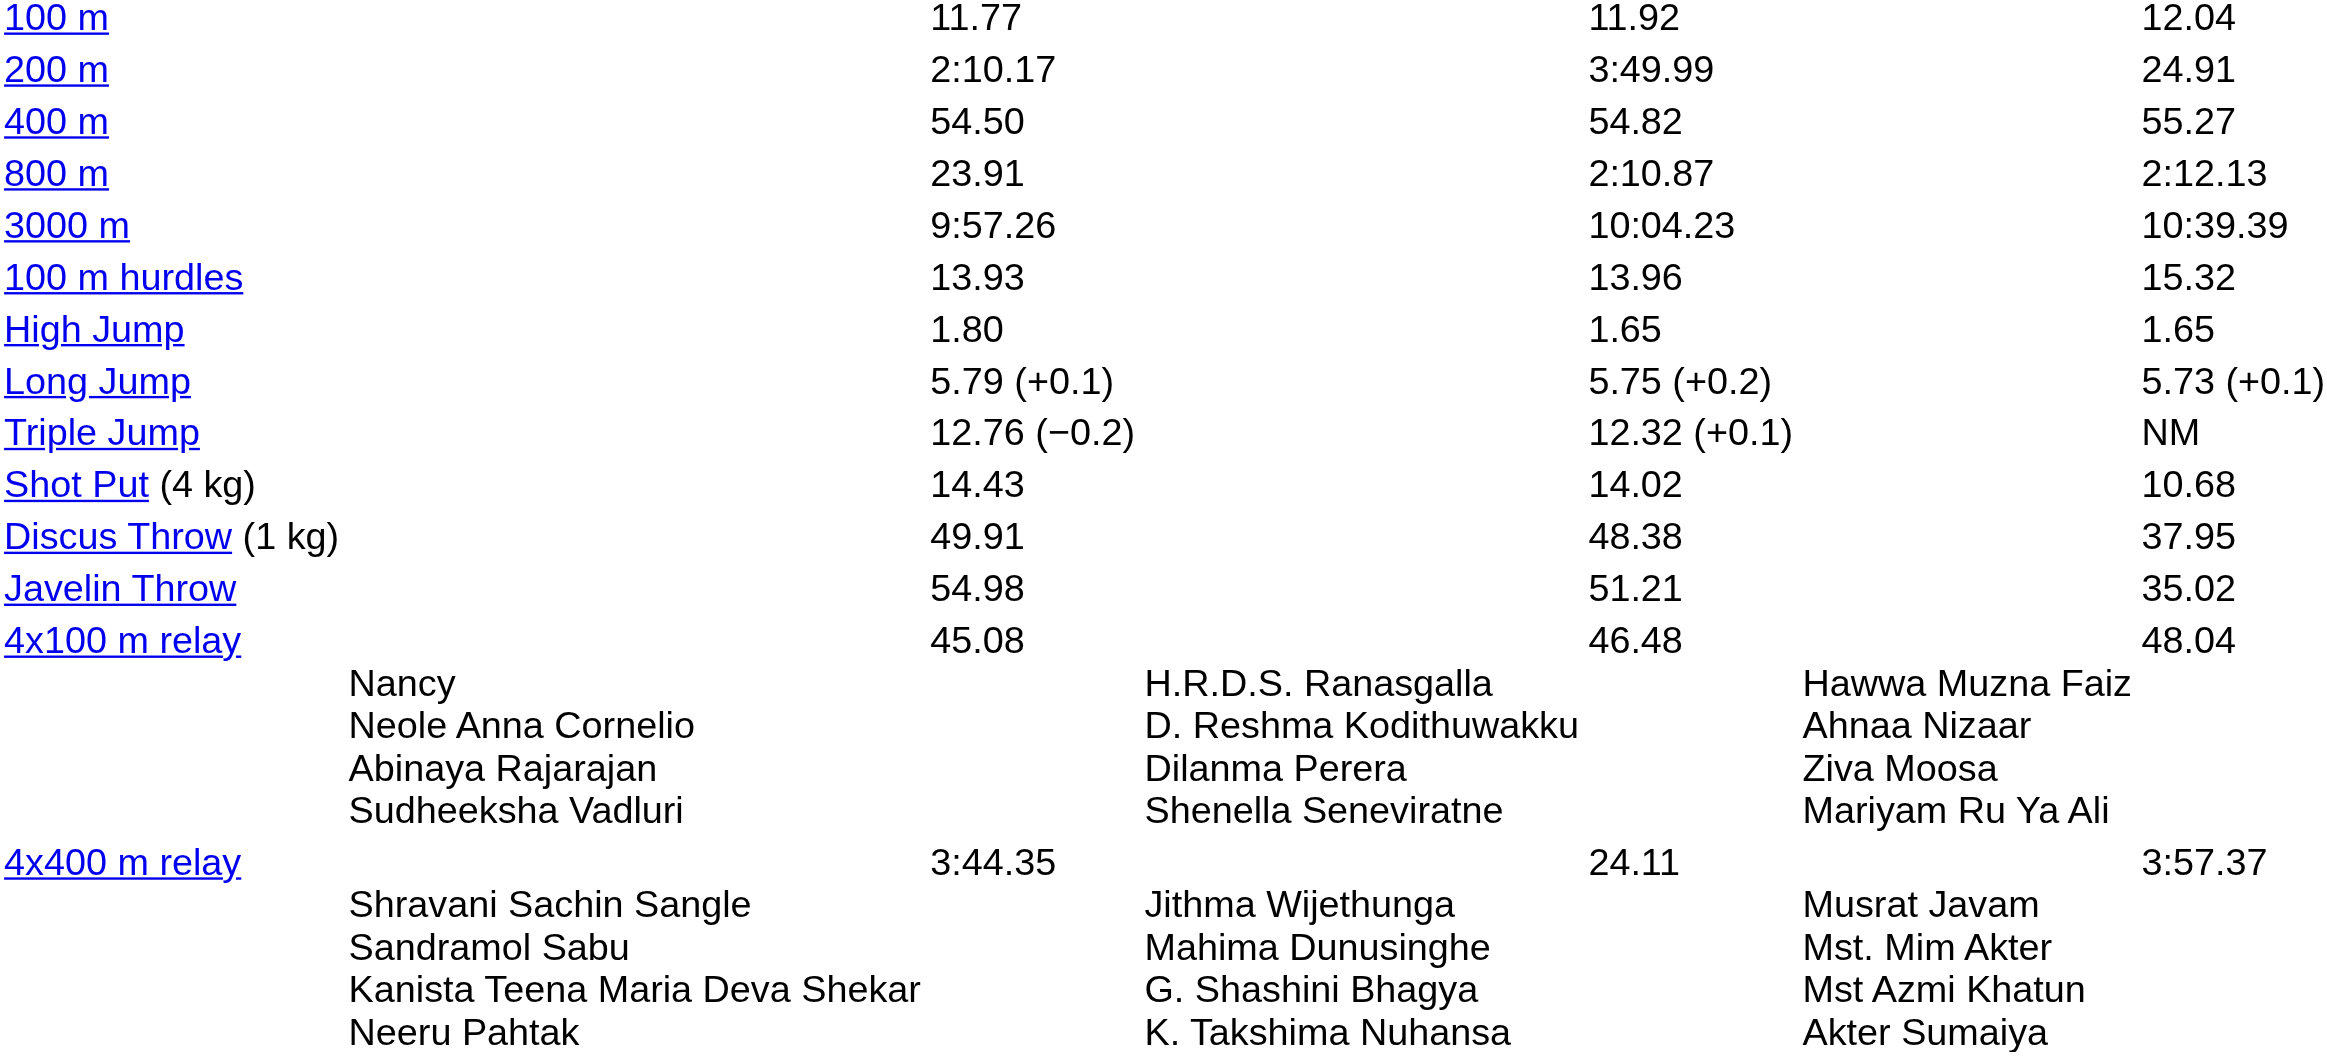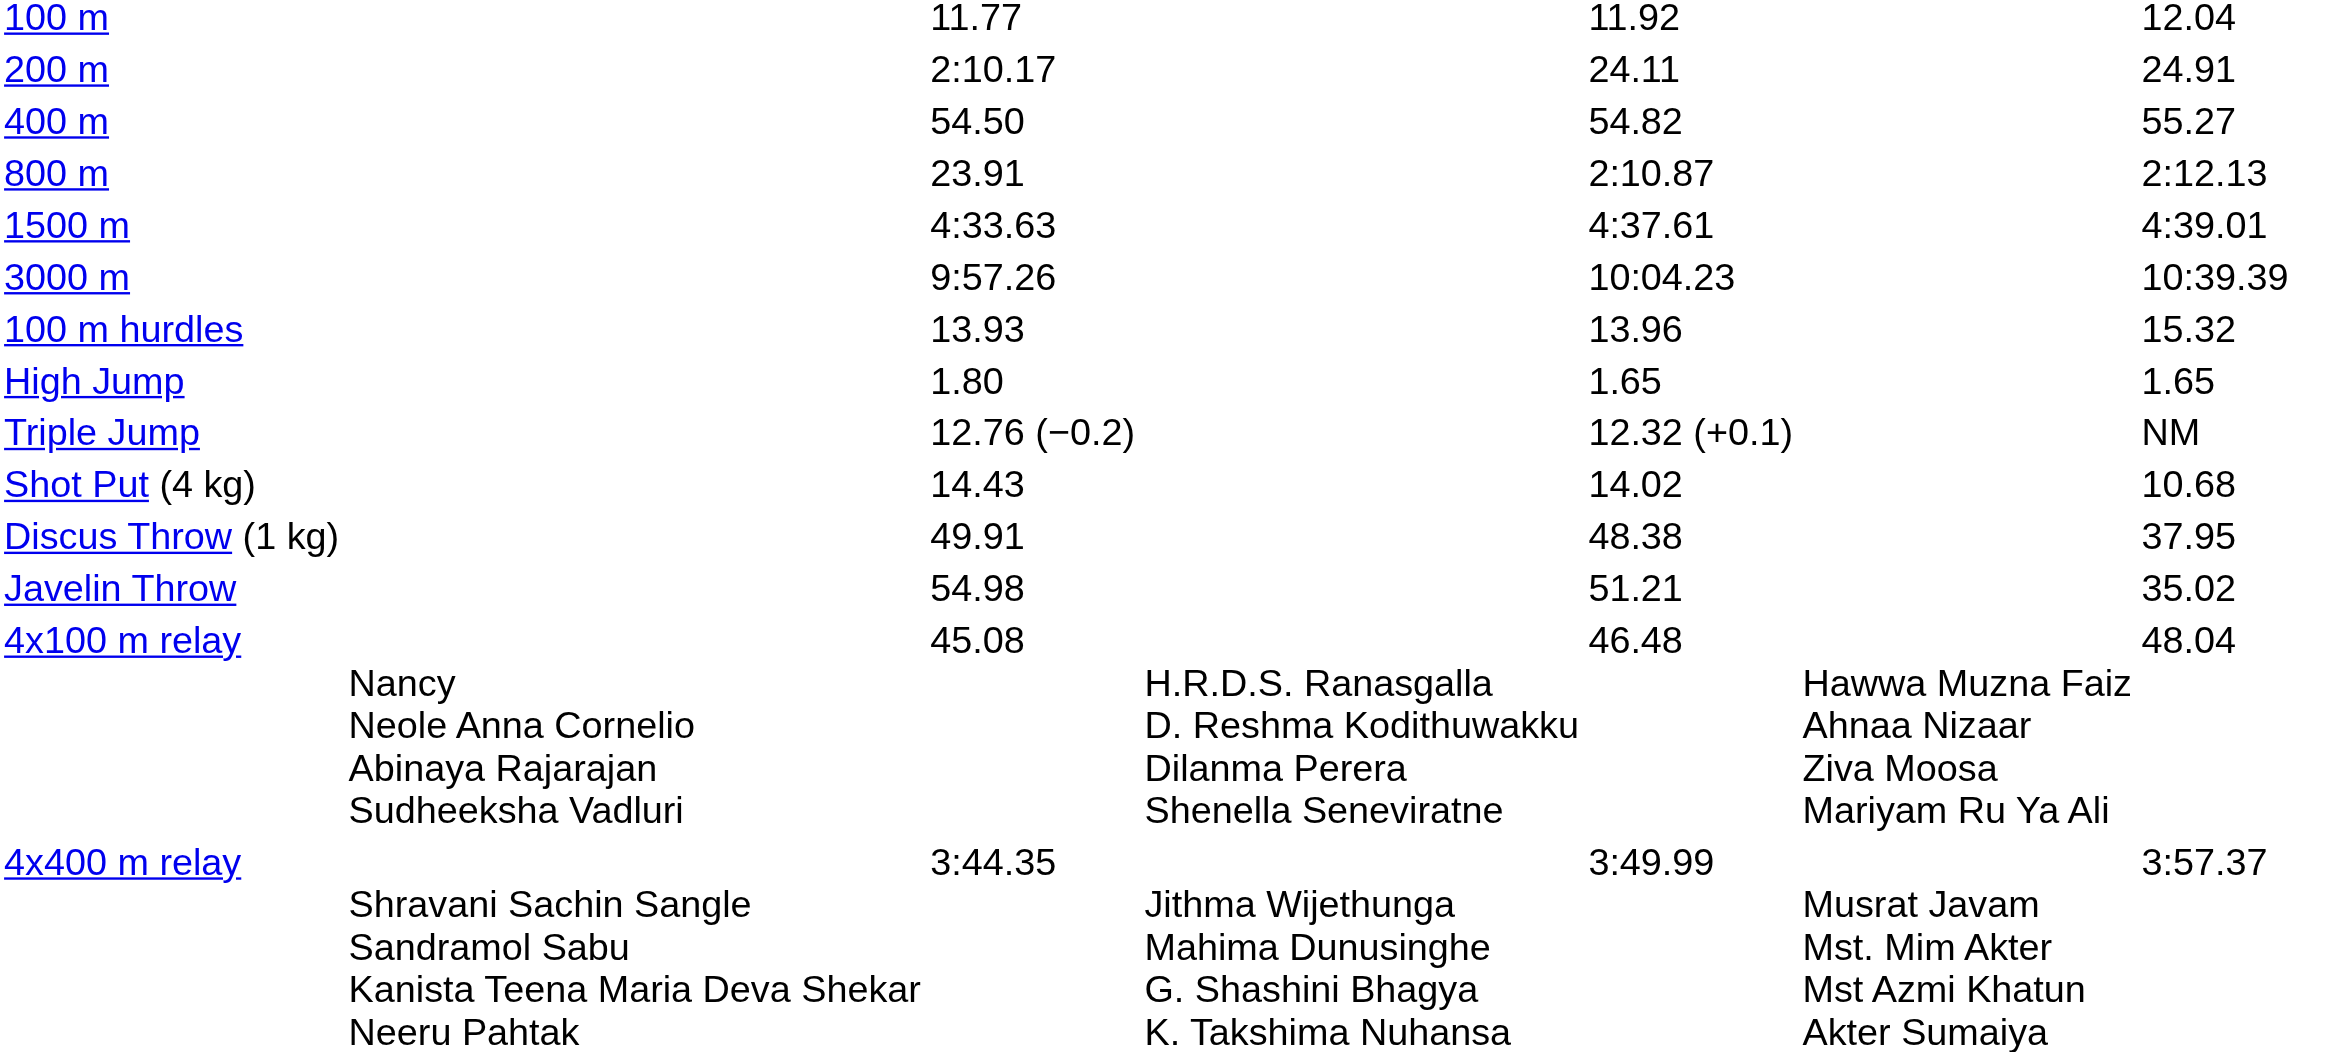(1651, 69) 3:49.99 -> (1634, 69) 24.11
+ row: (67, 225)
- row: (98, 381)
(1634, 862) 24.11 -> (1651, 862) 3:49.99
